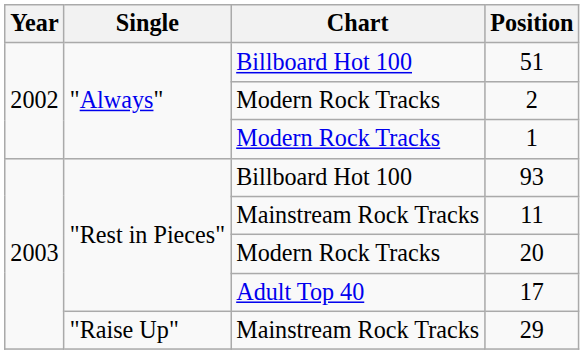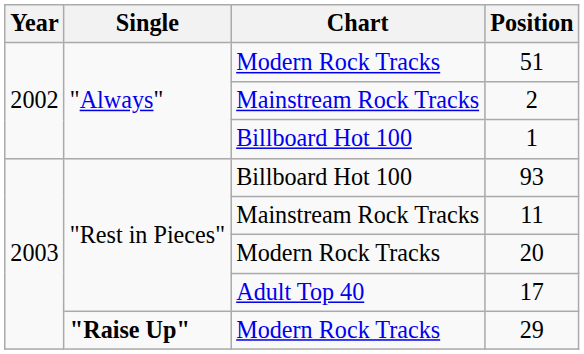(324, 61) Billboard Hot 100 -> (338, 61) Modern Rock Tracks
(338, 100) Modern Rock Tracks -> (358, 100) Mainstream Rock Tracks
(338, 138) Modern Rock Tracks -> (324, 138) Billboard Hot 100
(124, 330) normal -> (130, 330) bold
(358, 330) Mainstream Rock Tracks -> (338, 330) Modern Rock Tracks
